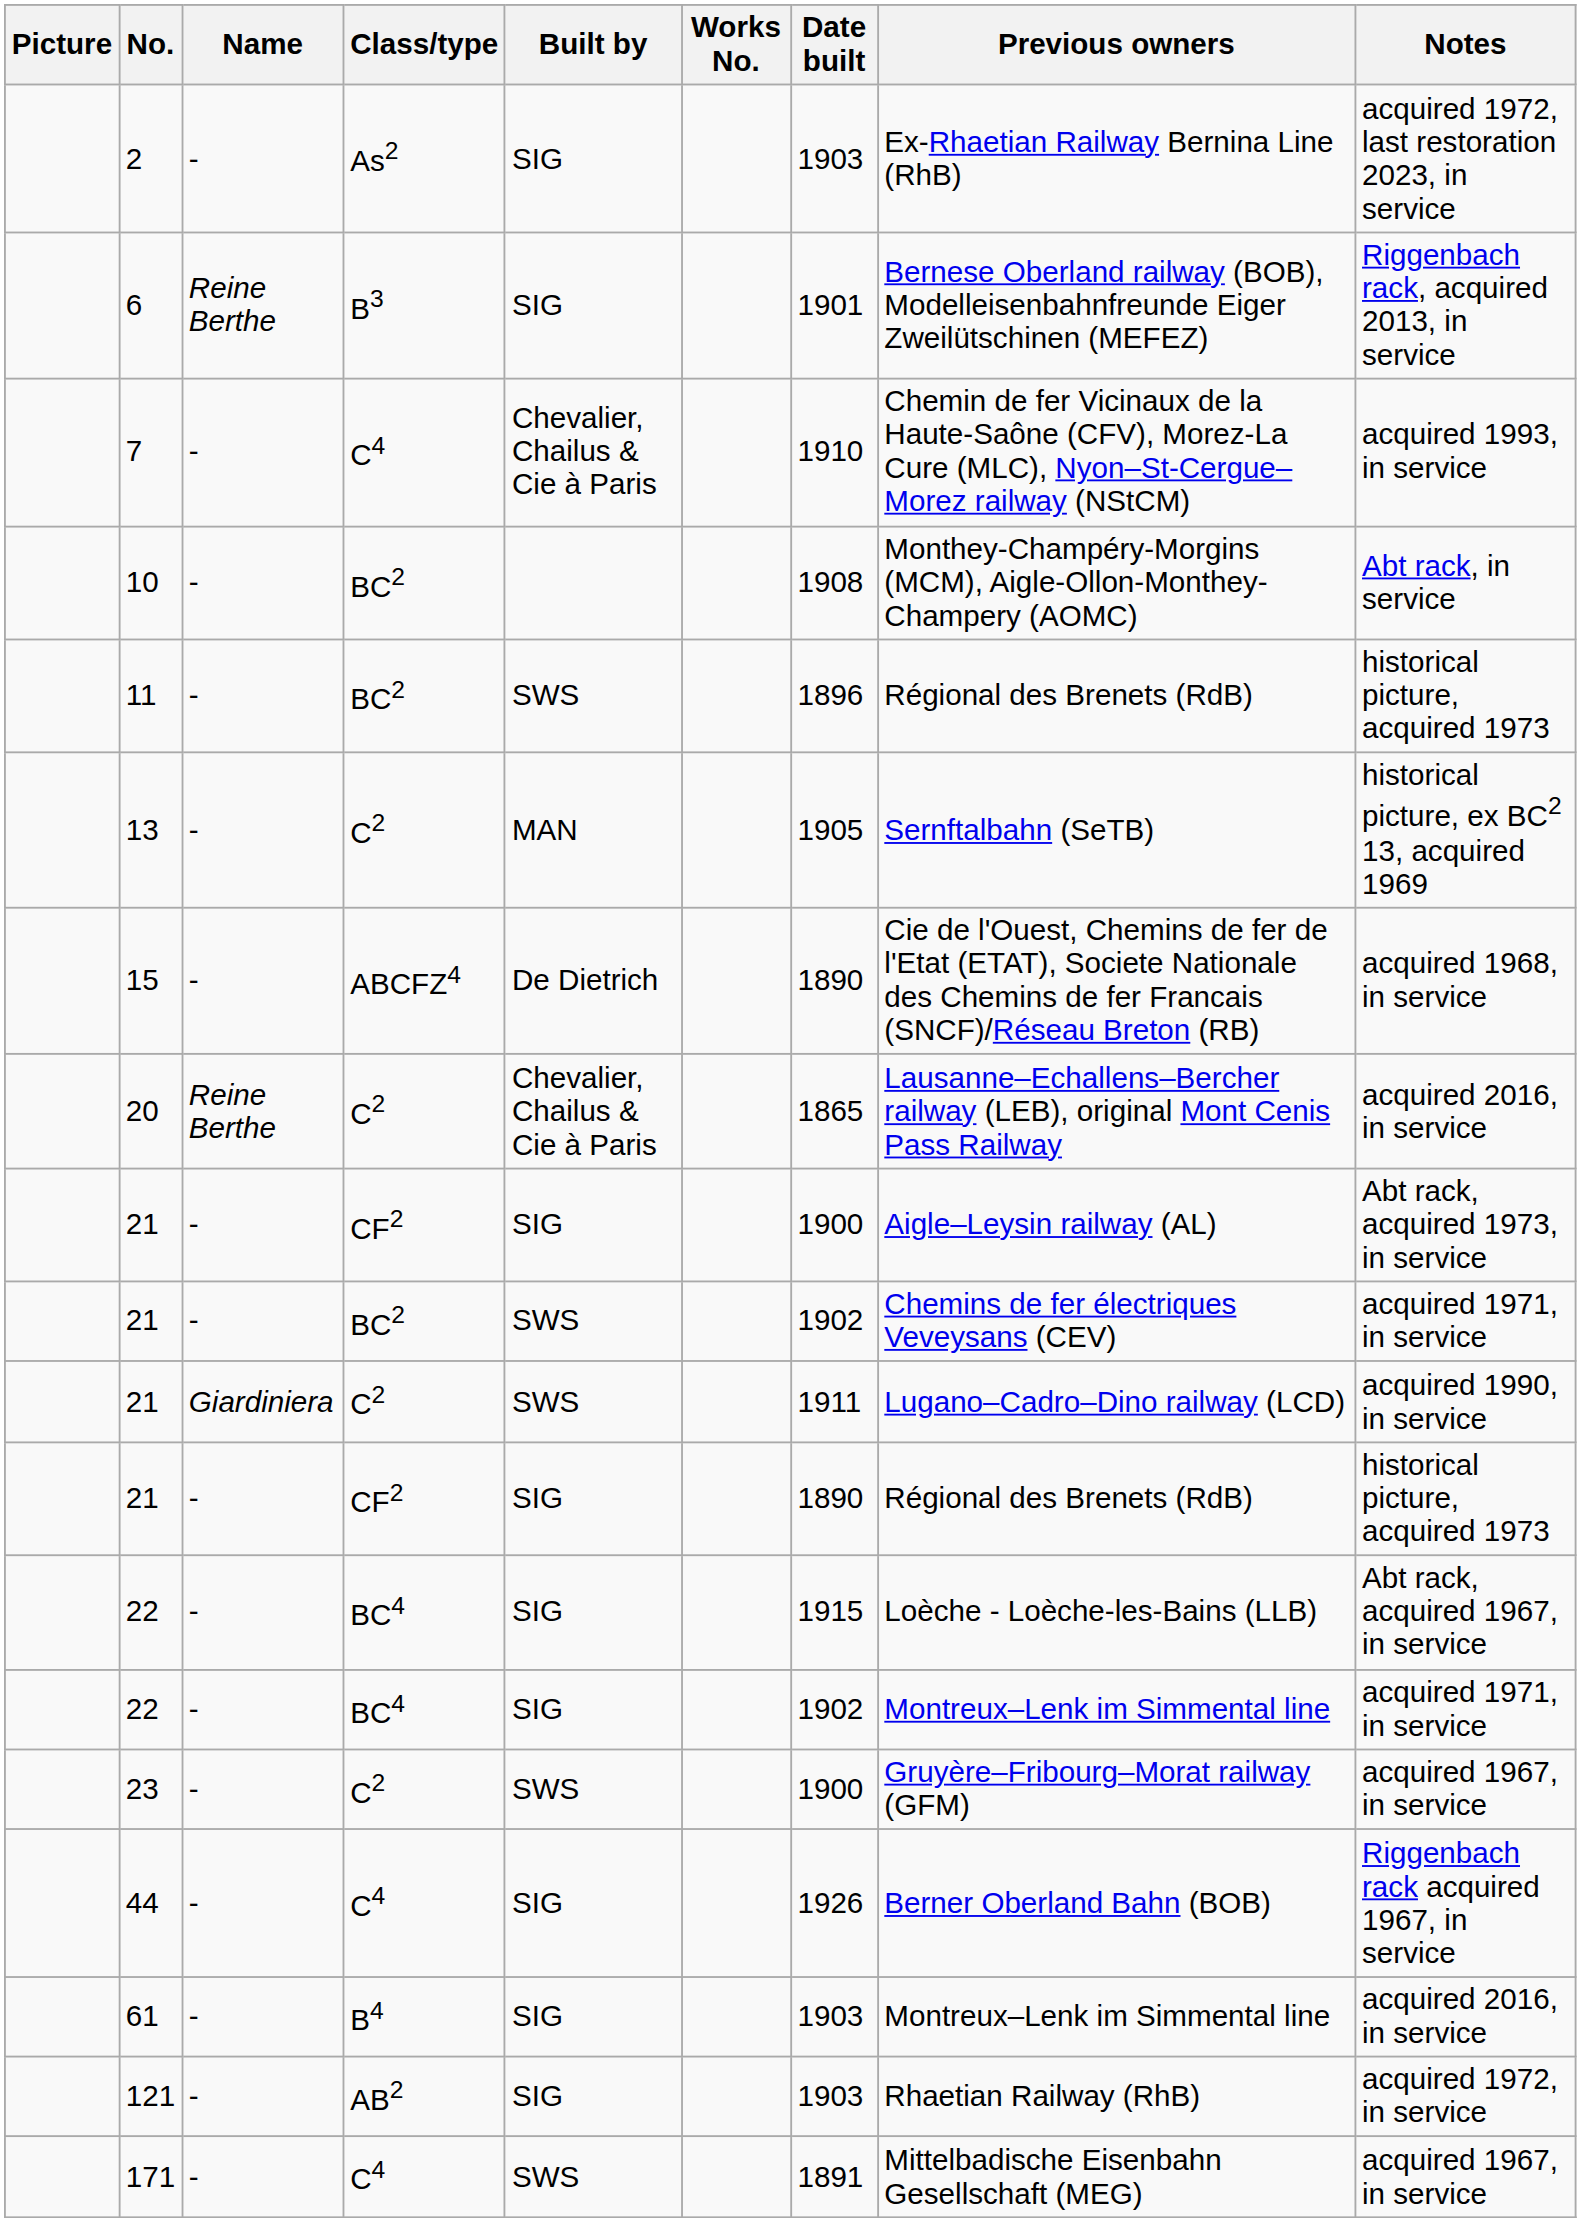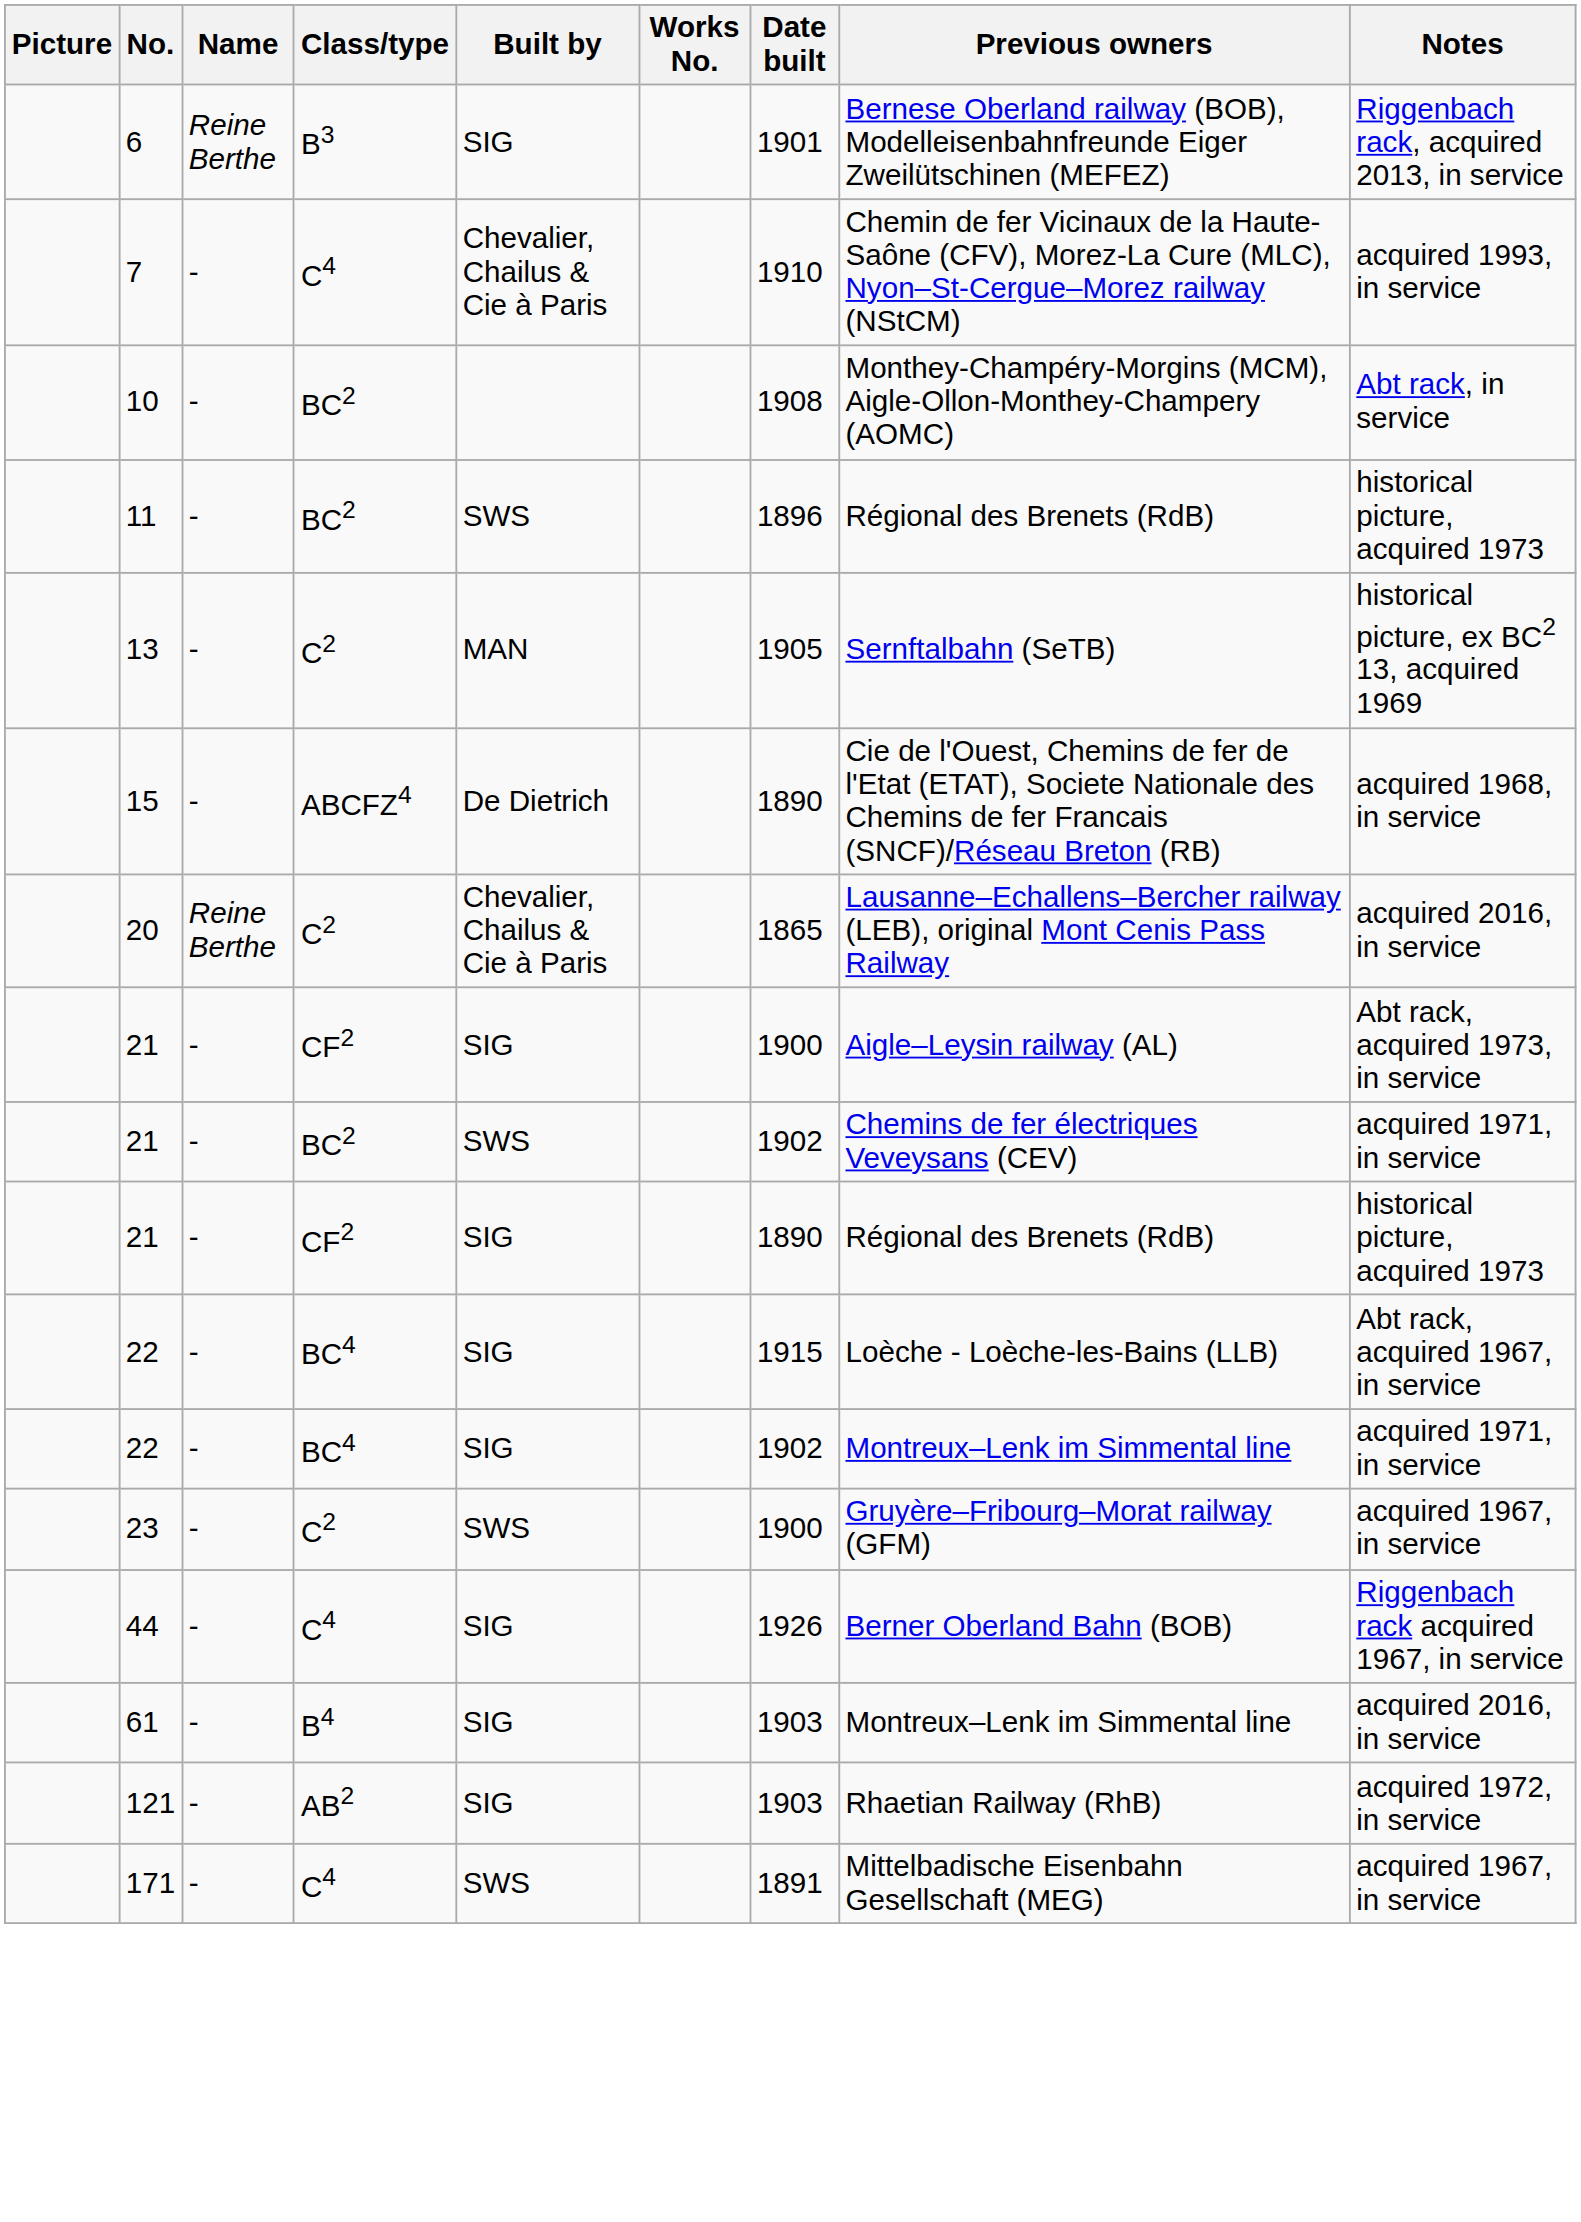- row: (134, 158)
- row: (142, 1401)
